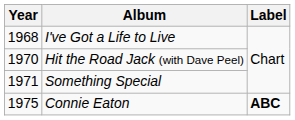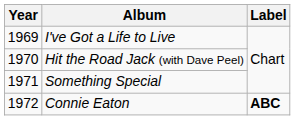(23, 37) 1968 -> (23, 37) 1969
(23, 103) 1975 -> (23, 103) 1972
